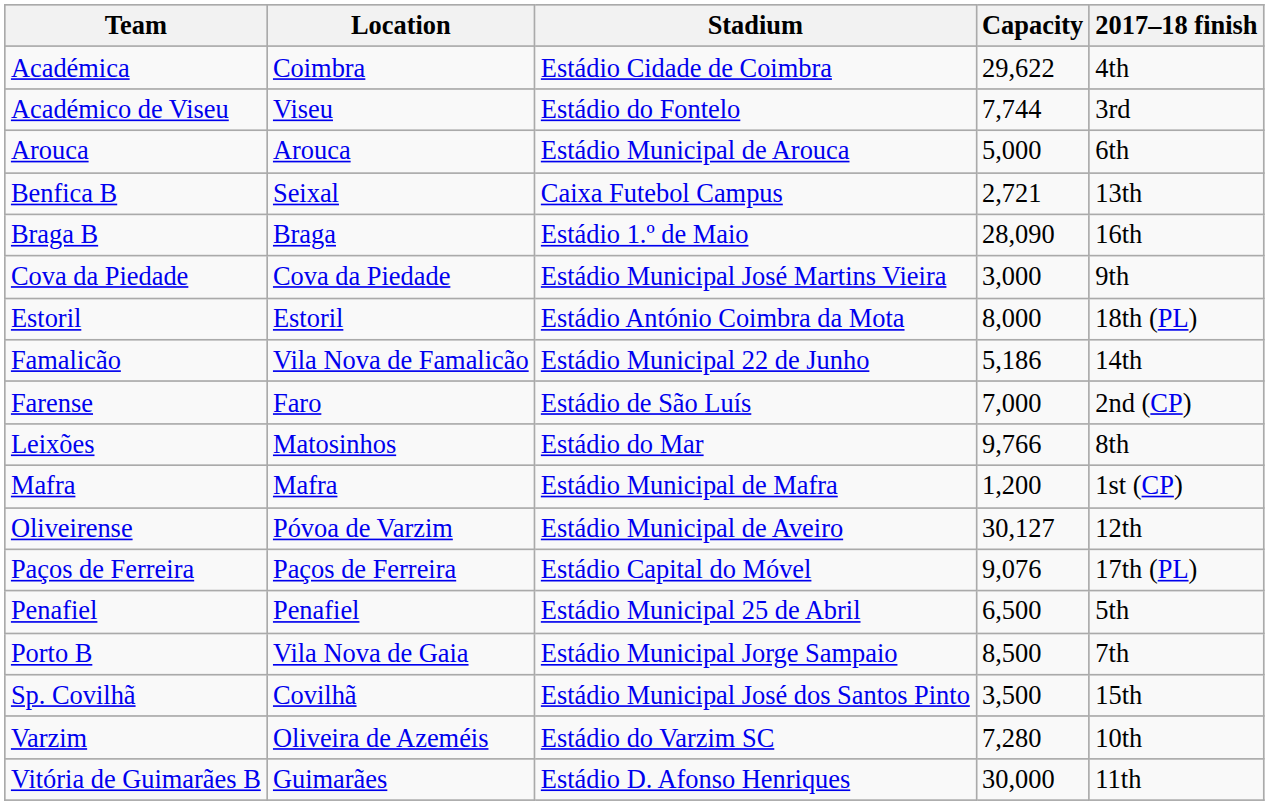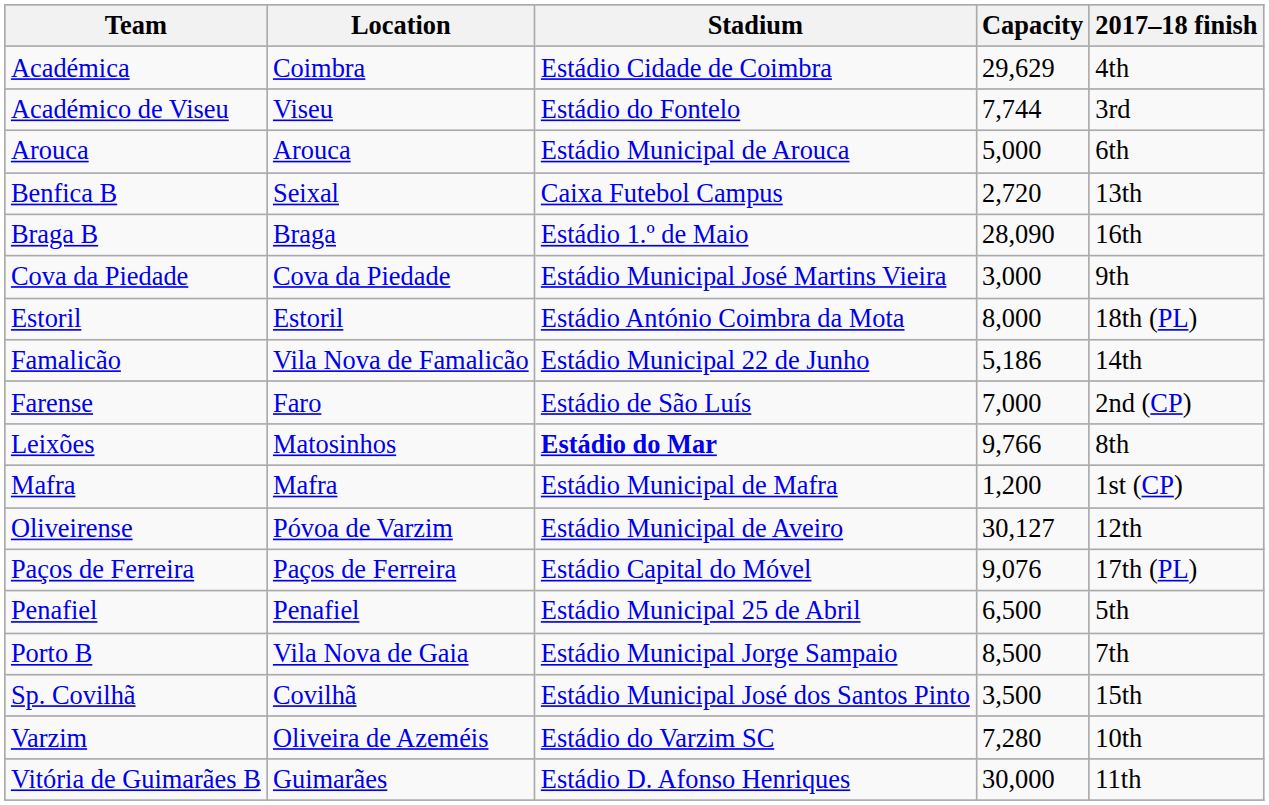(1018, 67) 29,622 -> (1018, 67) 29,629
(1012, 192) 2,721 -> (1012, 192) 2,720
(622, 444) normal -> (629, 444) bold
